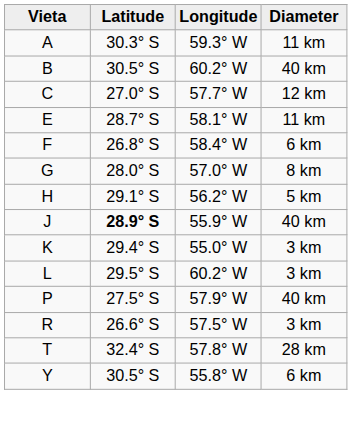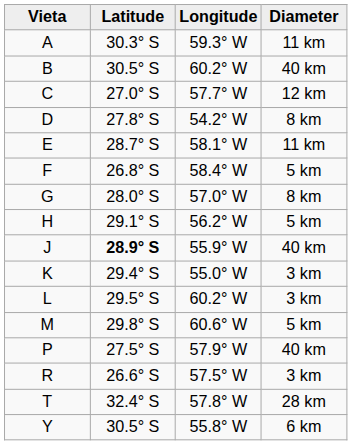+ row: (47, 119)
(304, 145) 6 km -> (304, 171) 5 km
+ row: (47, 324)
